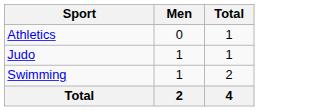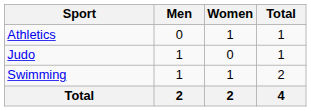+ column: (230, 14)
